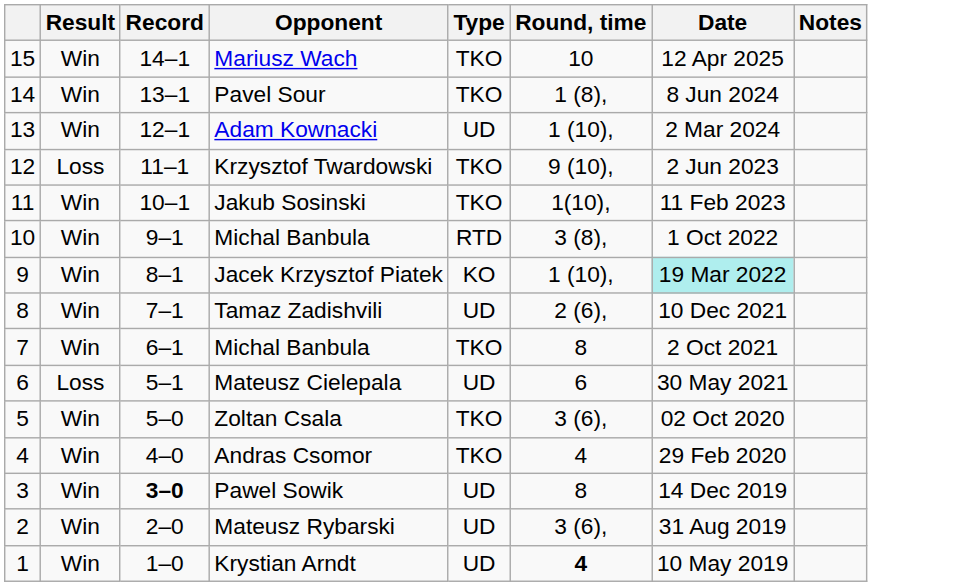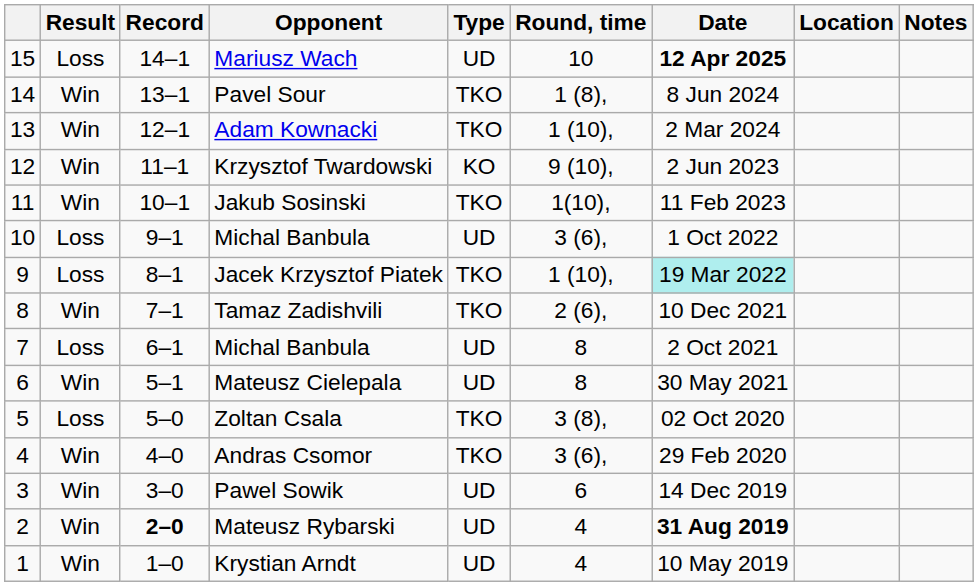+ column: (847, 22)
(80, 58) Win -> (80, 58) Loss
(479, 58) TKO -> (479, 58) UD
(723, 58) normal -> (723, 58) bold
(479, 130) UD -> (479, 130) TKO
(80, 166) Loss -> (80, 166) Win
(479, 166) TKO -> (479, 166) KO
(80, 238) Win -> (80, 238) Loss
(479, 238) RTD -> (479, 238) UD
(581, 238) 3 (8), -> (581, 238) 3 (6),
(80, 274) Win -> (80, 274) Loss
(479, 274) KO -> (479, 274) TKO
(479, 310) UD -> (479, 310) TKO
(80, 346) Win -> (80, 346) Loss
(479, 346) TKO -> (479, 346) UD
(80, 382) Loss -> (80, 382) Win
(581, 382) 6 -> (581, 382) 8
(80, 418) Win -> (80, 418) Loss
(581, 418) 3 (6), -> (581, 418) 3 (8),
(581, 454) 4 -> (581, 454) 3 (6),
(165, 490) bold -> (165, 490) normal
(581, 490) 8 -> (581, 490) 6
(165, 526) normal -> (165, 526) bold
(581, 526) 3 (6), -> (581, 526) 4
(723, 526) normal -> (723, 526) bold
(581, 563) bold -> (581, 563) normal
